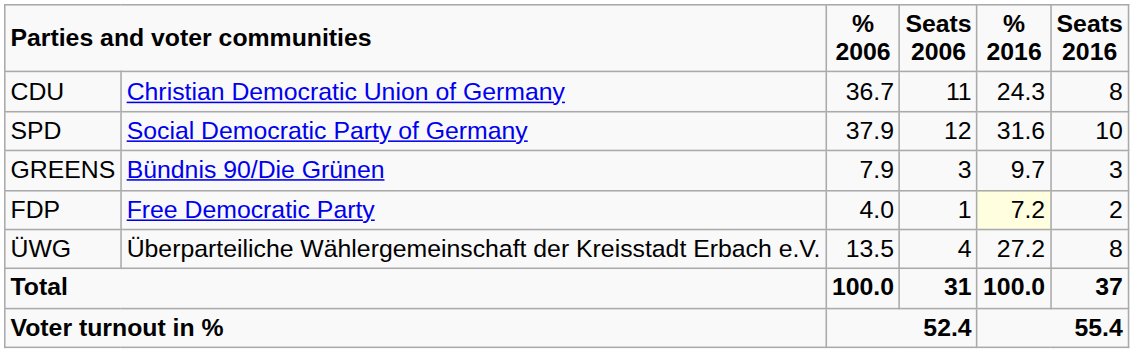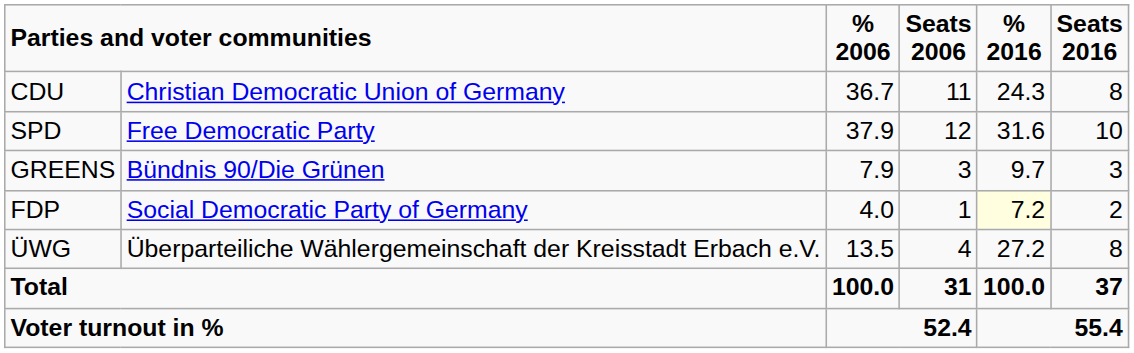(327, 130) Social Democratic Party of Germany -> (251, 130) Free Democratic Party
(251, 209) Free Democratic Party -> (327, 209) Social Democratic Party of Germany
